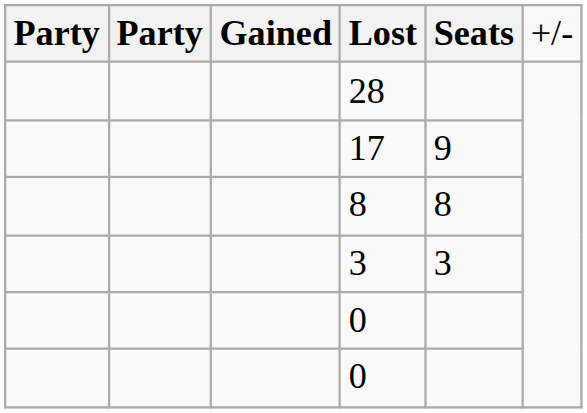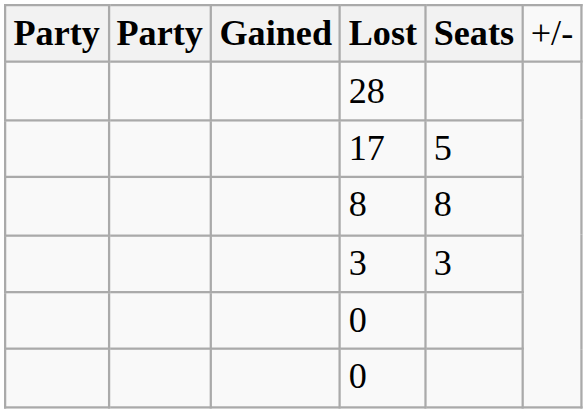(443, 147) 9 -> (443, 147) 5
